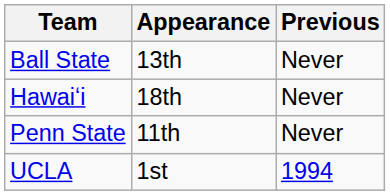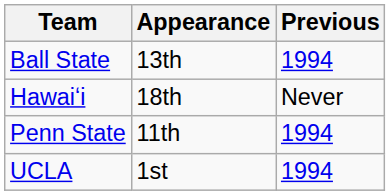(312, 60) Never -> (307, 60) 1994
(312, 134) Never -> (307, 134) 1994
